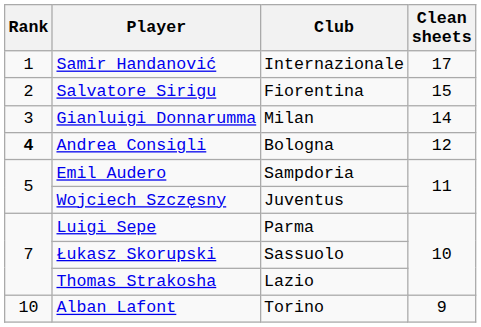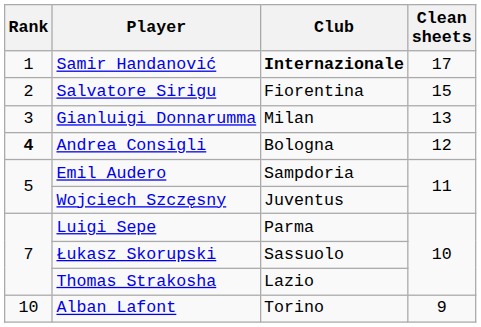(334, 65) normal -> (334, 65) bold
(442, 119) 14 -> (442, 119) 13
